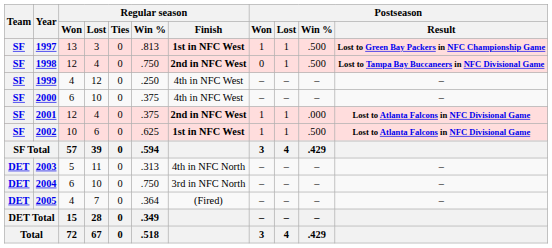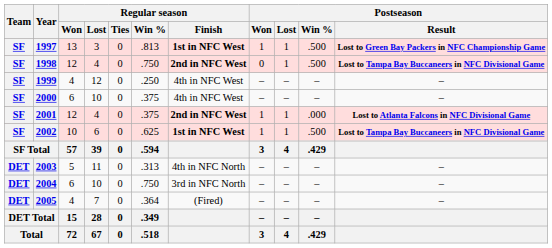(441, 133) Lost to Atlanta Falcons in NFC Divisional Game -> (441, 133) Lost to Tampa Bay Buccaneers in NFC Divisional Game
